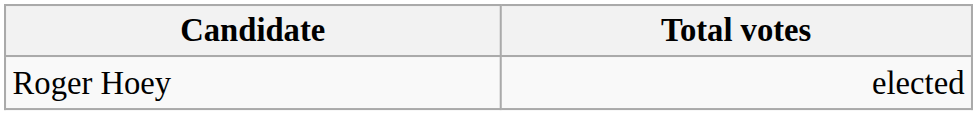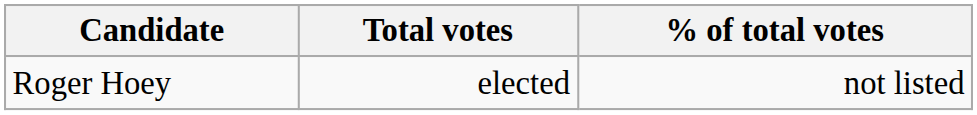+ column: (775, 30)
